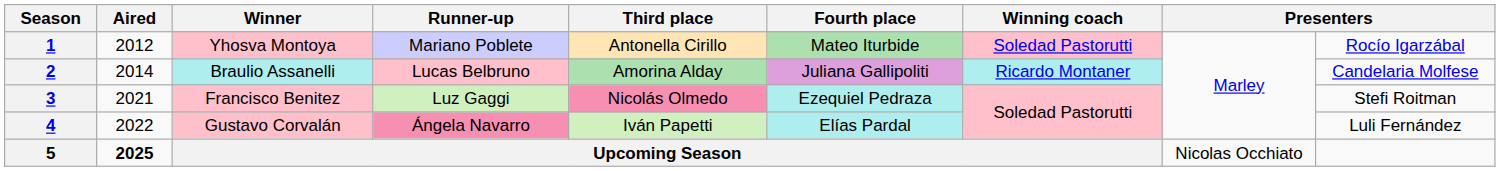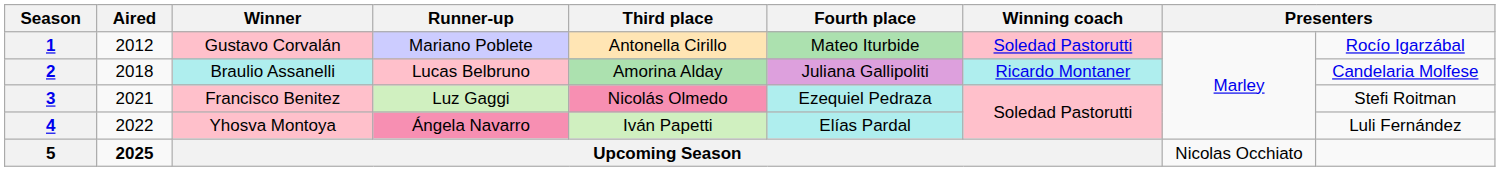(273, 45) Yhosva Montoya -> (273, 45) Gustavo Corvalán
(135, 72) 2014 -> (135, 72) 2018
(273, 126) Gustavo Corvalán -> (273, 126) Yhosva Montoya
